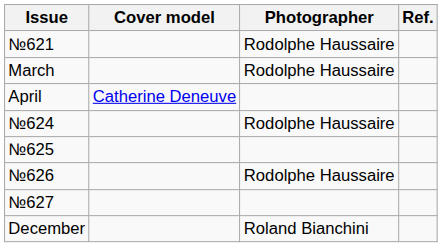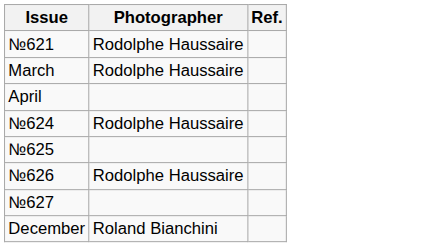- column: (164, 17)
